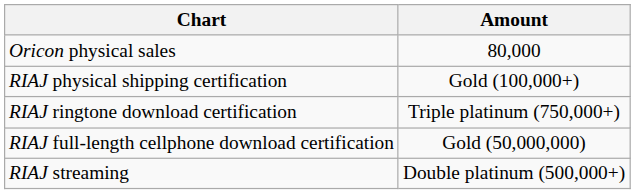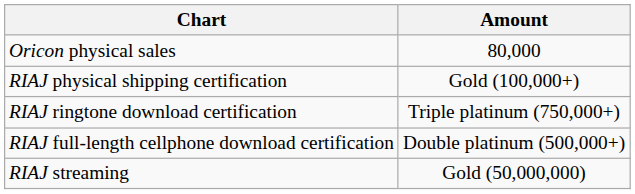(514, 142) Gold (50,000,000) -> (514, 142) Double platinum (500,000+)
(514, 173) Double platinum (500,000+) -> (514, 173) Gold (50,000,000)
